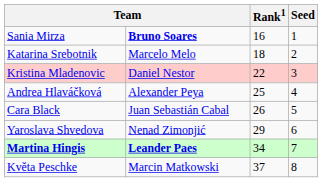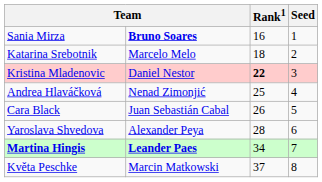(259, 73) normal -> (259, 73) bold
(166, 92) Alexander Peya -> (167, 92) Nenad Zimonjić
(167, 129) Nenad Zimonjić -> (166, 129) Alexander Peya
(259, 129) 29 -> (259, 129) 28
